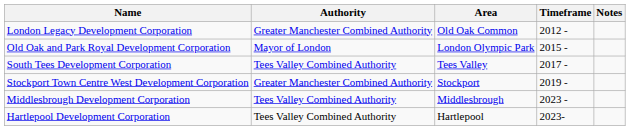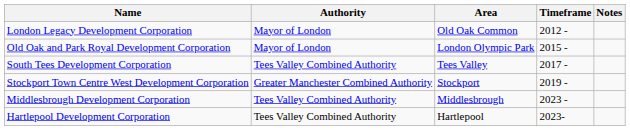(343, 30) Greater Manchester Combined Authority -> (292, 30) Mayor of London
